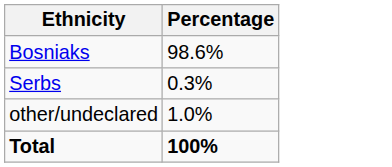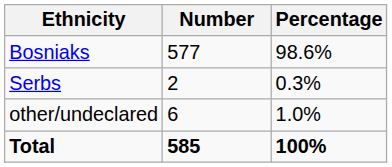+ column: (217, 20)
